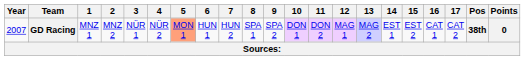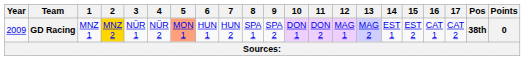(16, 30) 2007 -> (16, 30) 2009
(113, 30) no background -> (113, 30) gold background
